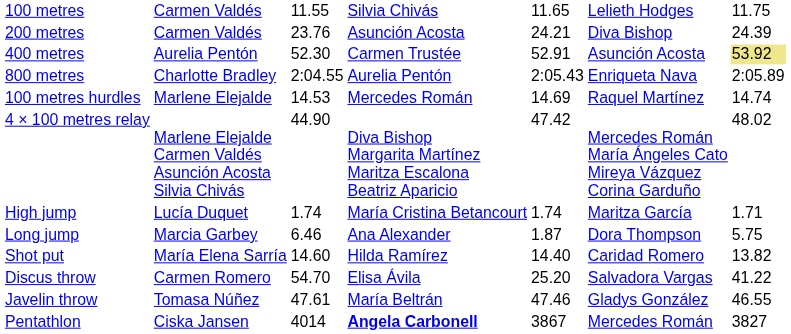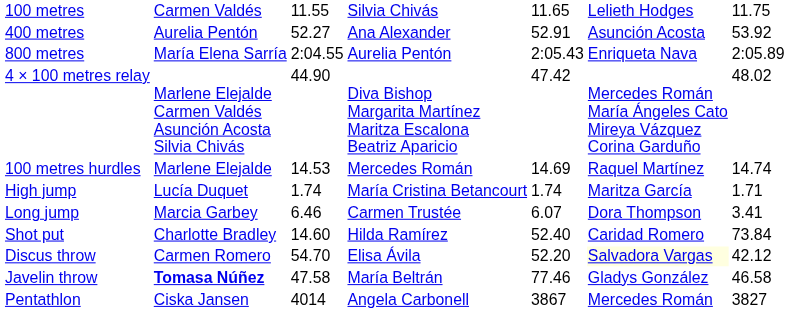- row: (45, 32)
(310, 54) 52.30 -> (310, 32) 52.27
(404, 54) Carmen Trustée -> (399, 32) Ana Alexander
(752, 54) khaki background -> (752, 32) no background
(215, 76) Charlotte Bradley -> (220, 54) María Elena Sarría
rows swapped: (73, 98) <-> (77, 119)
(399, 234) Ana Alexander -> (404, 212) Carmen Trustée
(546, 234) 1.87 -> (546, 212) 6.07
(747, 234) 5.75 -> (747, 212) 3.41
(220, 256) María Elena Sarría -> (215, 234) Charlotte Bradley
(551, 256) 14.40 -> (551, 234) 52.40
(752, 256) 13.82 -> (752, 234) 73.84
(551, 278) 25.20 -> (551, 256) 52.20
(650, 278) no background -> (650, 256) lightyellow background
(752, 278) 41.22 -> (752, 256) 42.12
(207, 299) normal -> (209, 278) bold
(310, 299) 47.61 -> (310, 278) 47.58
(551, 299) 47.46 -> (551, 278) 77.46
(752, 299) 46.55 -> (752, 278) 46.58
(413, 321) bold -> (408, 299) normal
